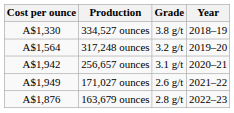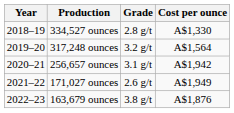columns swapped: (208, 13) <-> (42, 13)
(169, 30) 3.8 g/t -> (138, 30) 2.8 g/t
(169, 99) 2.8 g/t -> (138, 99) 3.8 g/t
